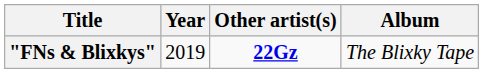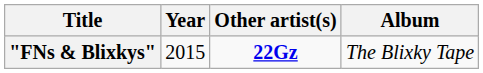(185, 52) 2019 -> (185, 52) 2015
